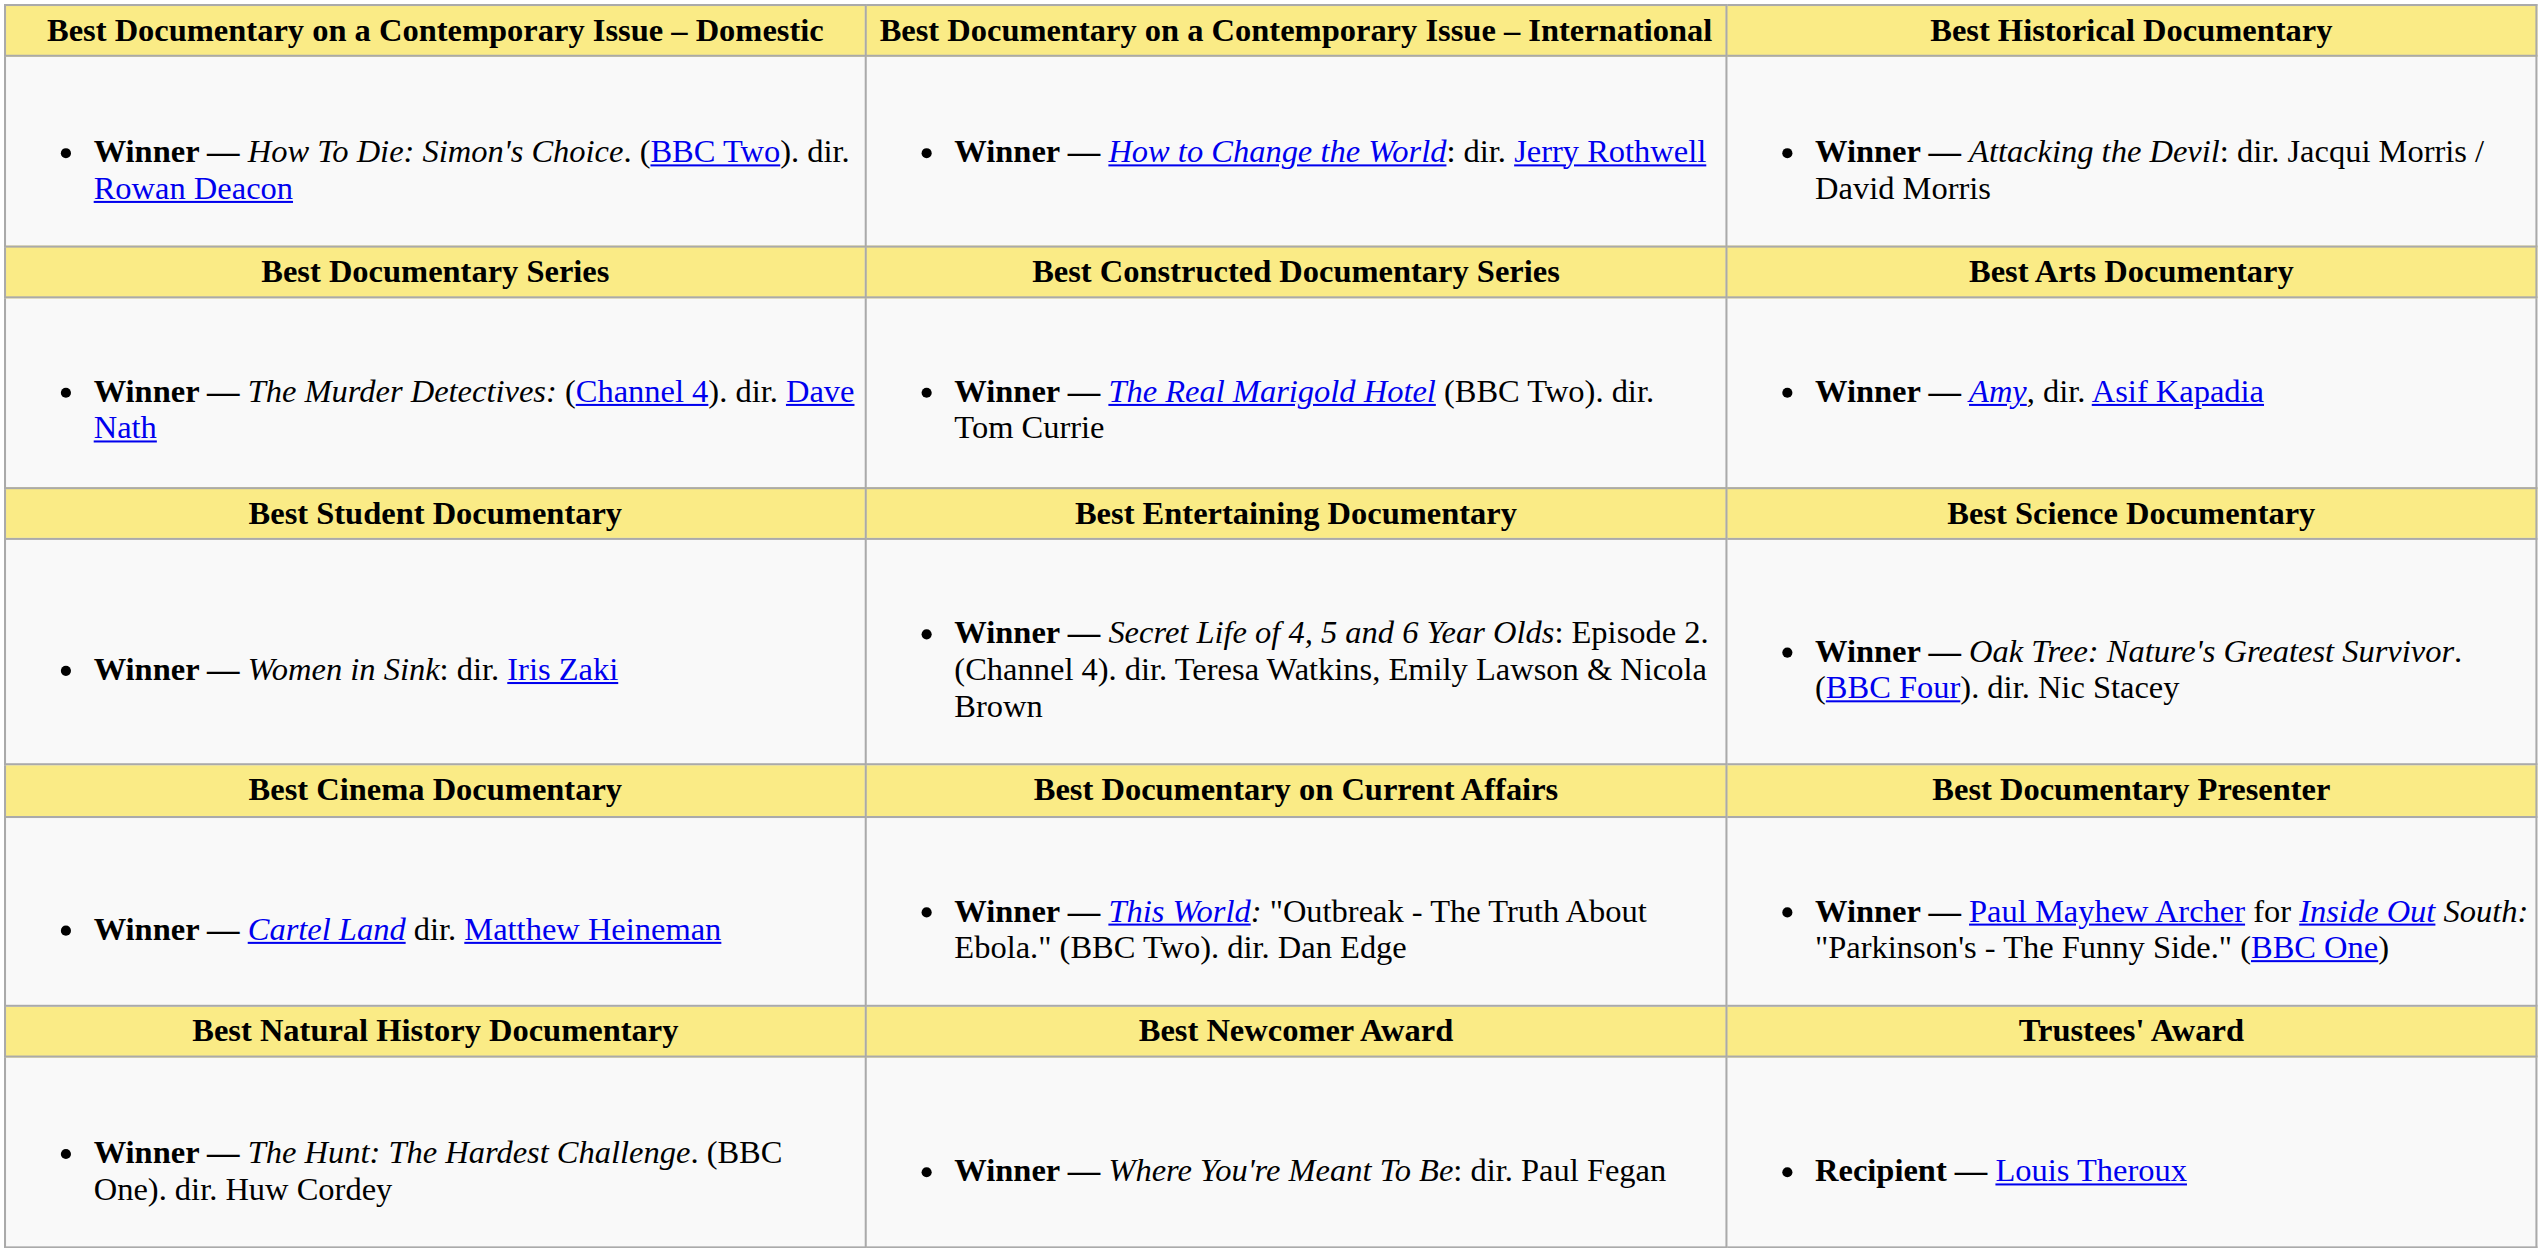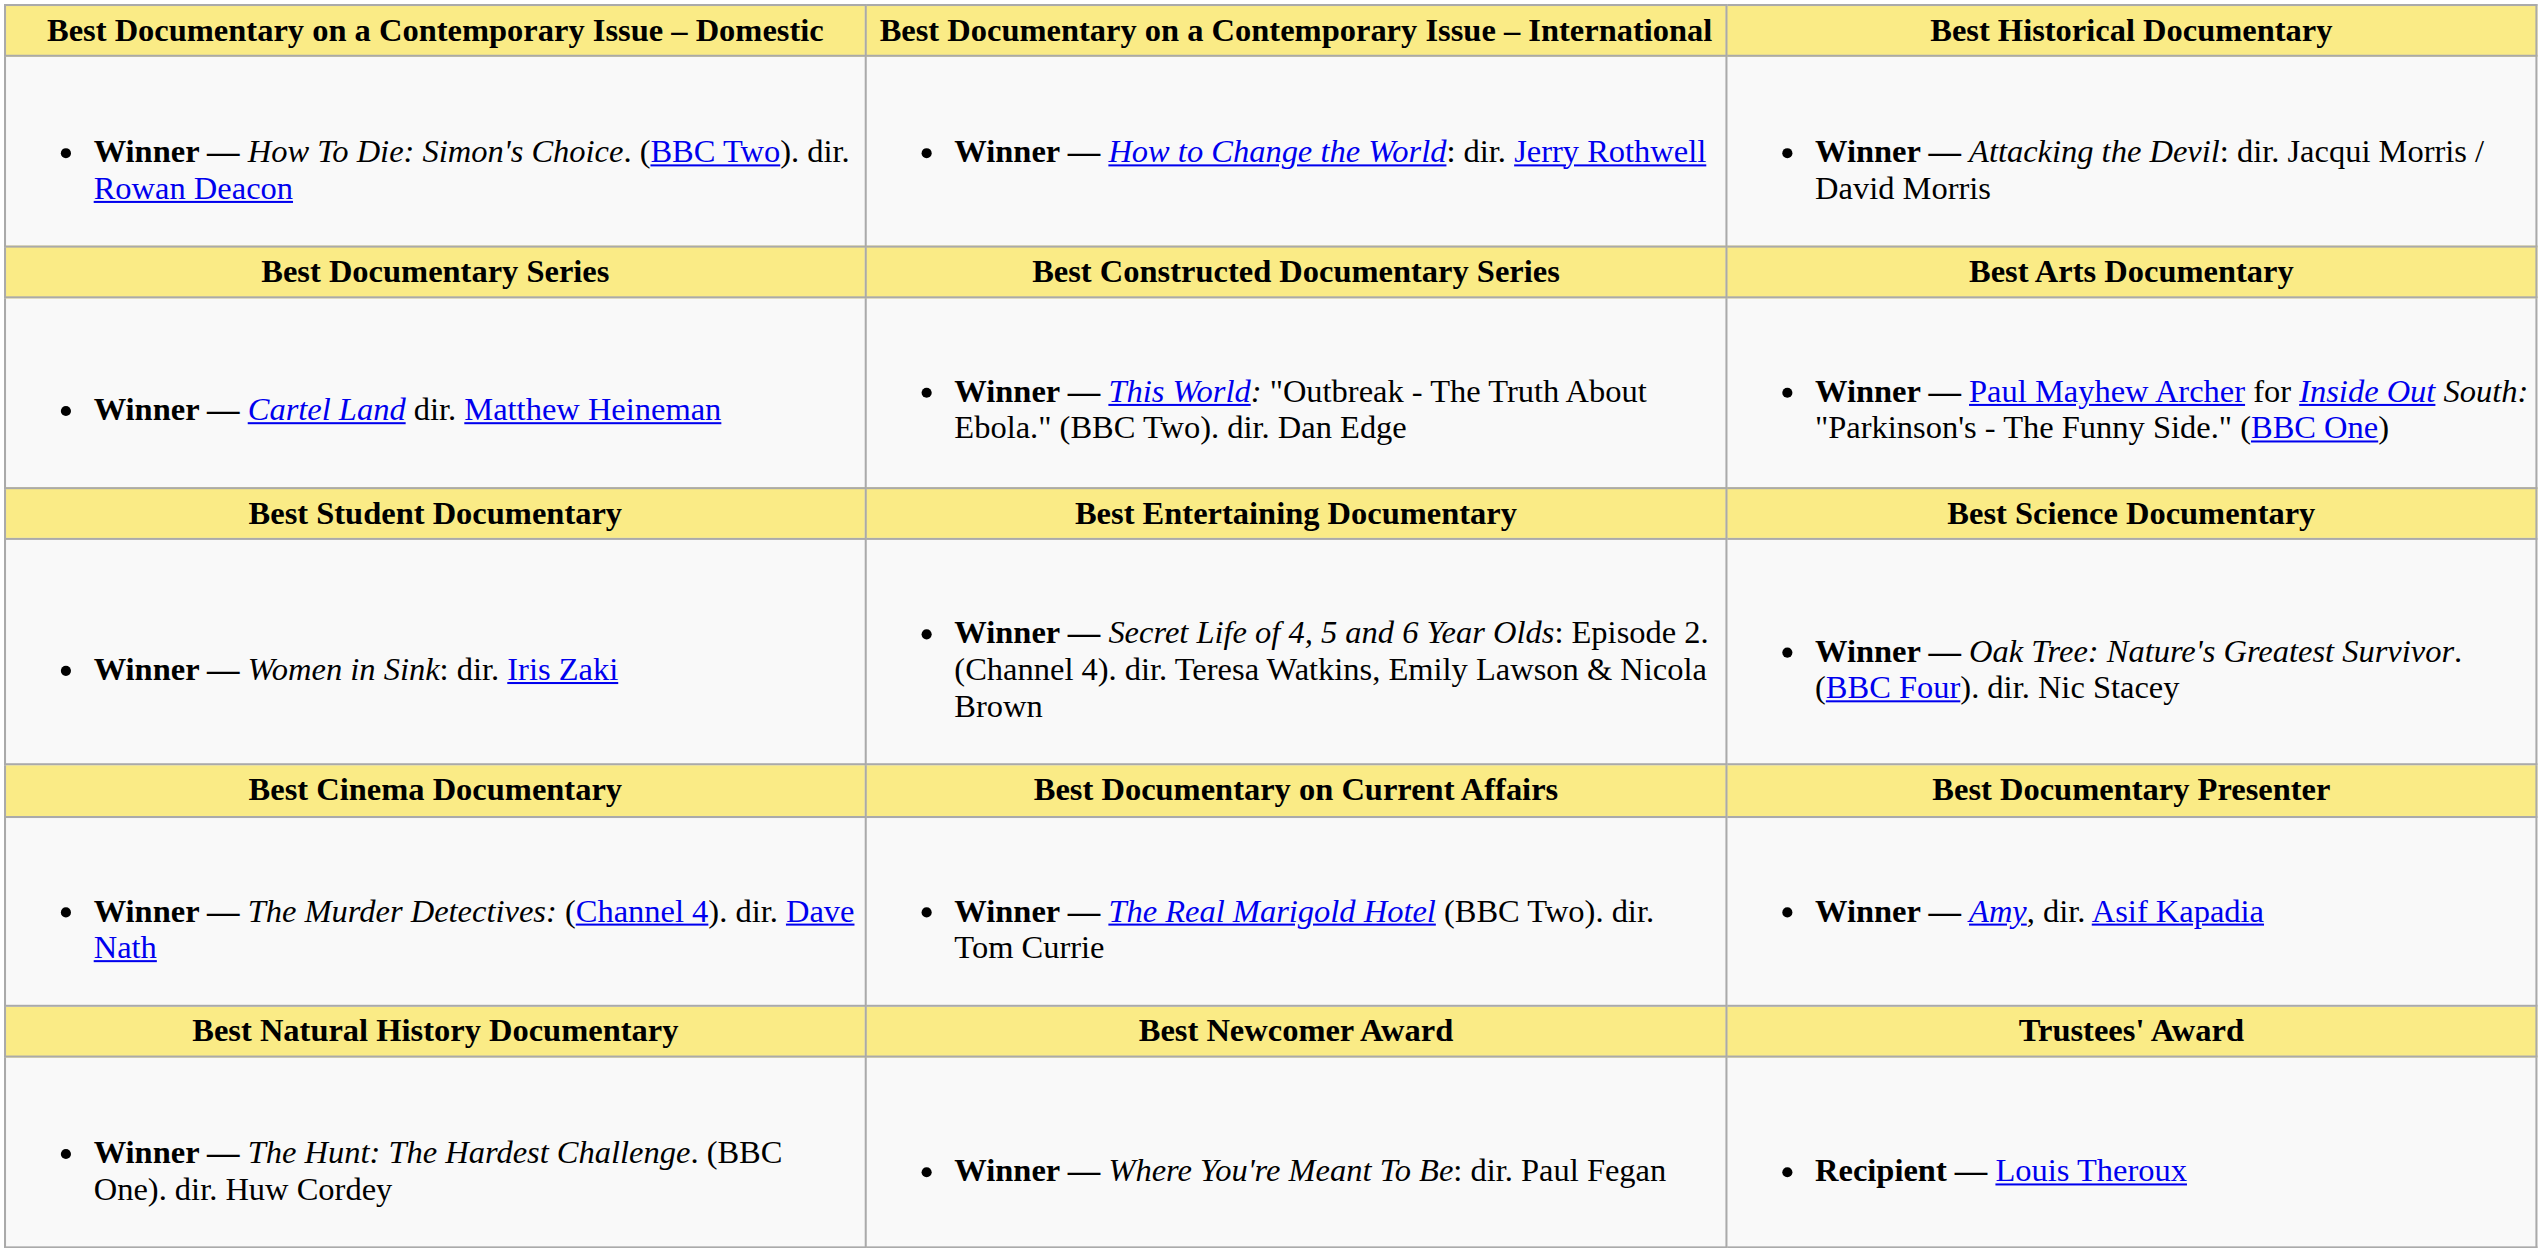rows swapped: (435, 411) <-> (435, 929)
